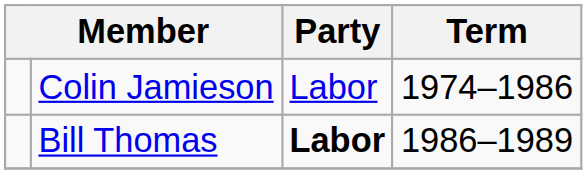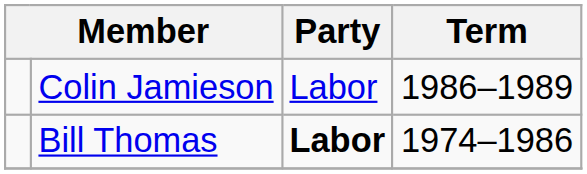(487, 86) 1974–1986 -> (487, 86) 1986–1989
(487, 140) 1986–1989 -> (487, 140) 1974–1986
